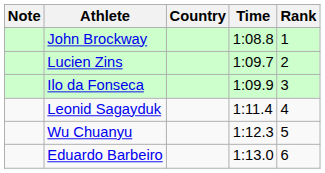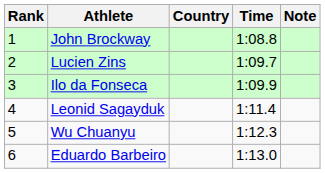columns swapped: (298, 16) <-> (24, 16)
